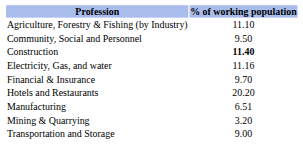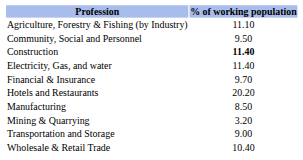(243, 66) 11.16 -> (243, 66) 11.40
(243, 107) 6.51 -> (243, 107) 8.50
+ row: (59, 148)
